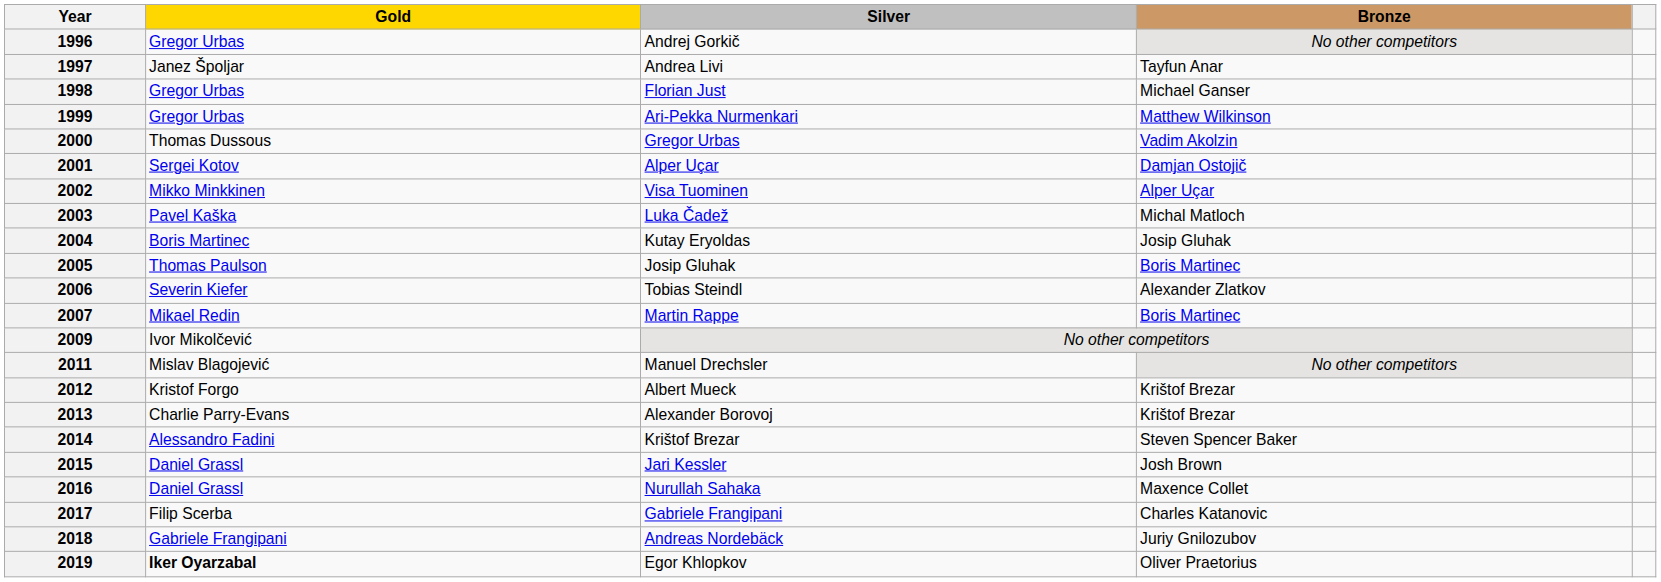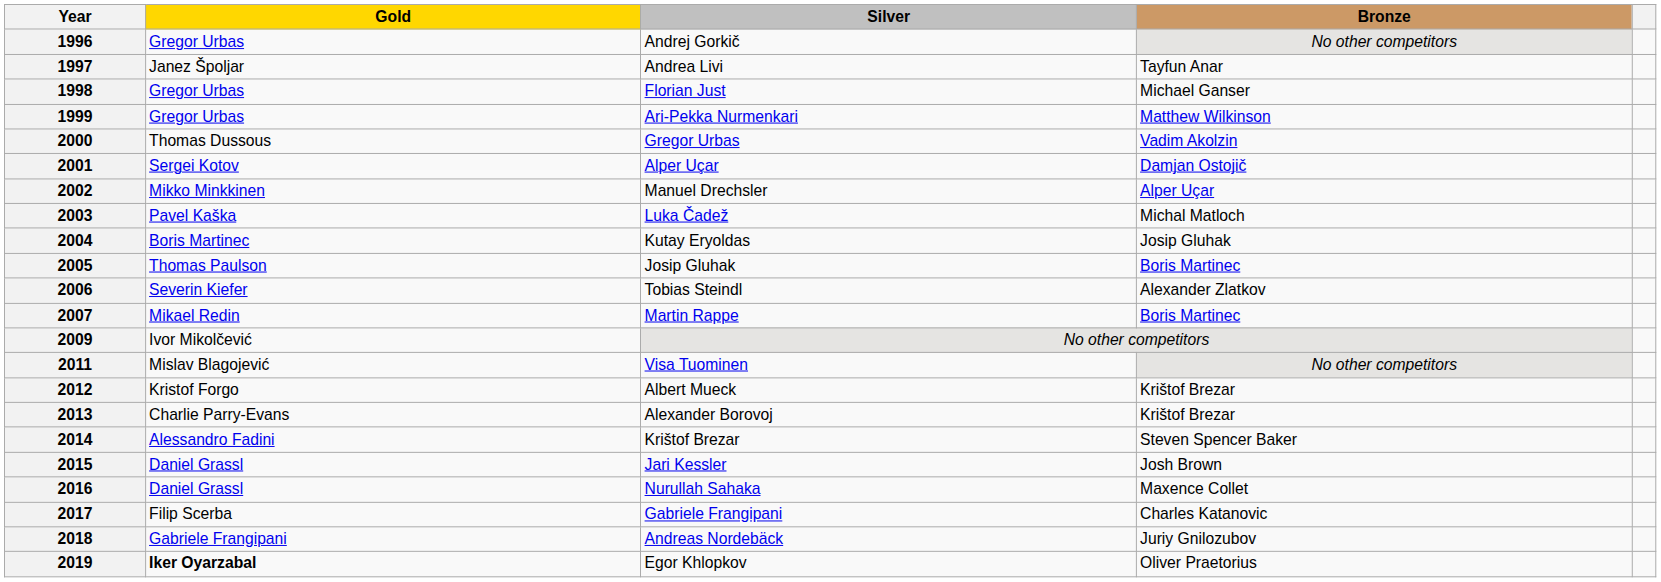(696, 191) Visa Tuominen -> (706, 191) Manuel Drechsler
(706, 365) Manuel Drechsler -> (696, 365) Visa Tuominen
